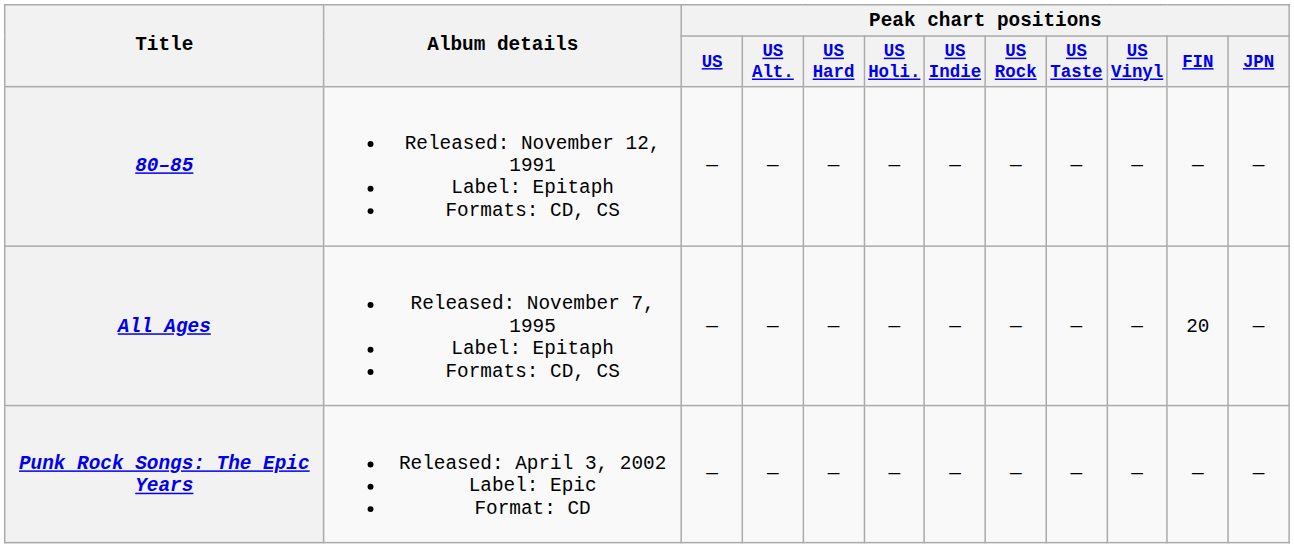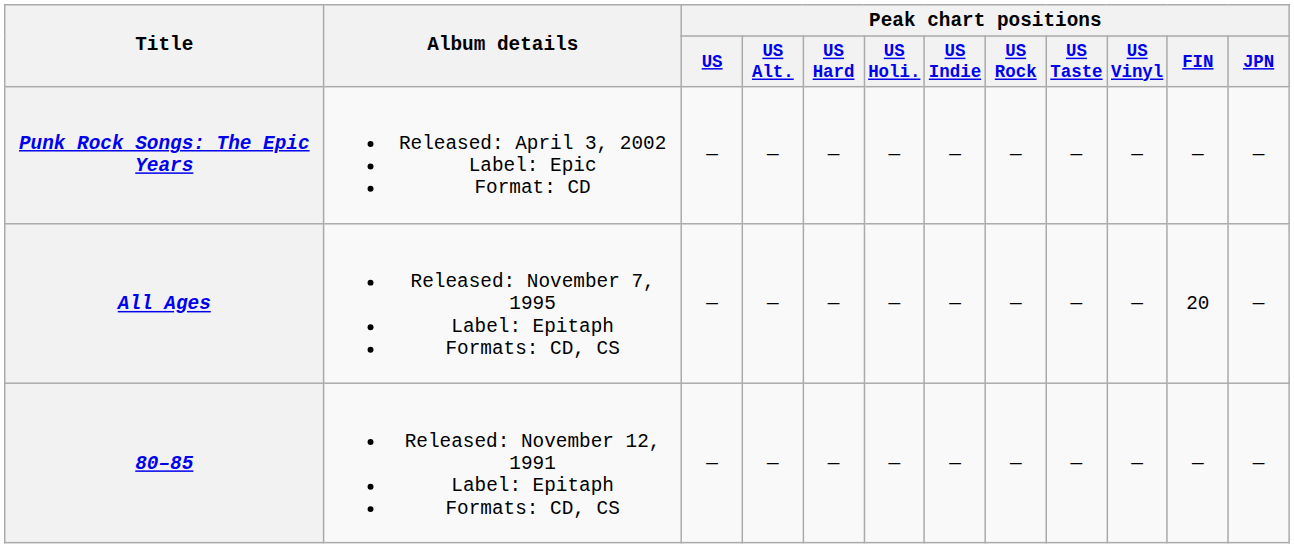rows swapped: (164, 166) <-> (164, 475)
